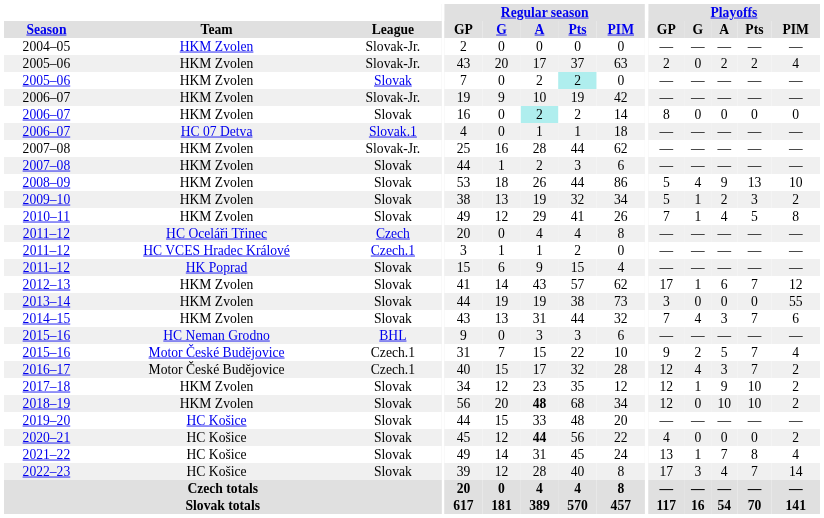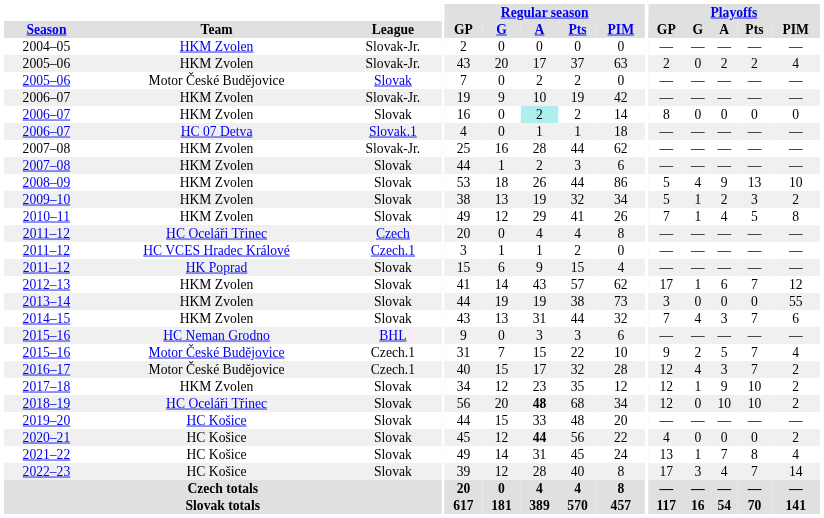(217, 80) HKM Zvolen -> (217, 80) Motor České Budějovice
(578, 80) paleturquoise background -> (578, 80) no background
(217, 403) HKM Zvolen -> (217, 403) HC Oceláři Třinec
